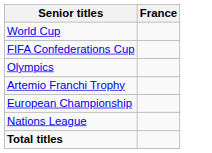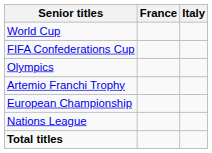+ column: (194, 13)
